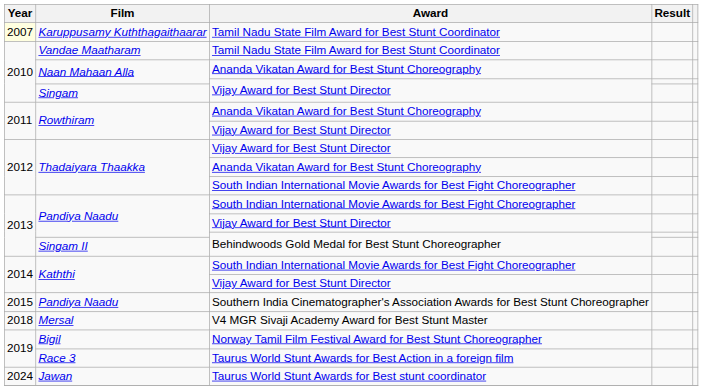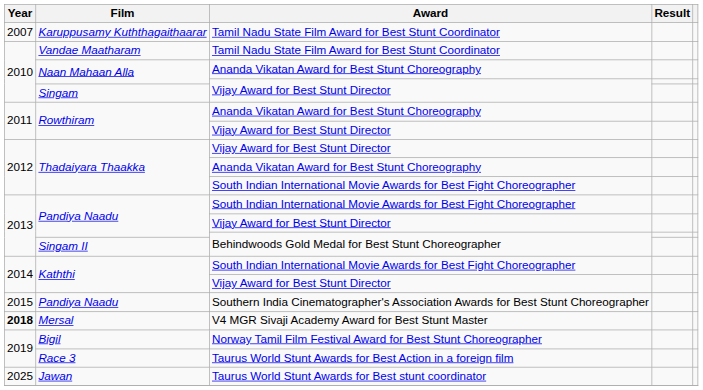(20, 32) lightyellow background -> (20, 32) no background
(20, 320) normal -> (20, 320) bold
(20, 376) 2024 -> (20, 376) 2025
